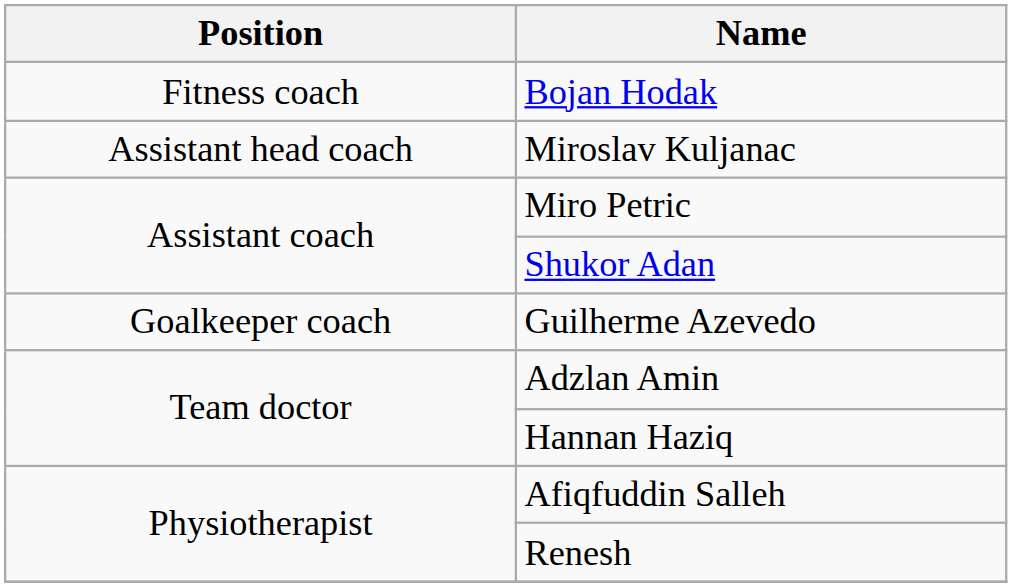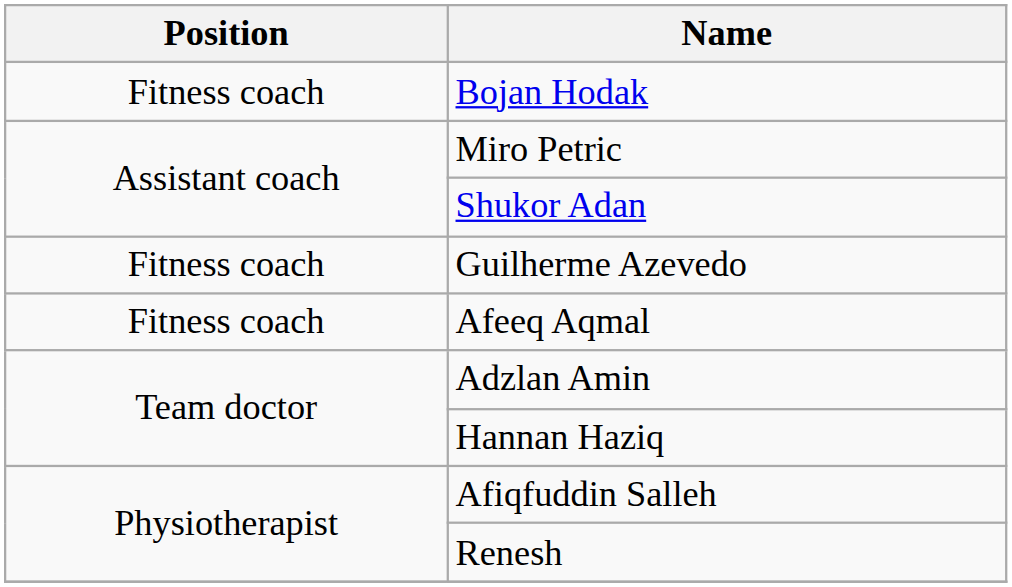- row: (660, 148)
(261, 321) Goalkeeper coach -> (226, 263) Fitness coach
+ row: (553, 321)
